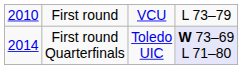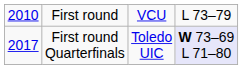(23, 45) 2014 -> (23, 45) 2017
